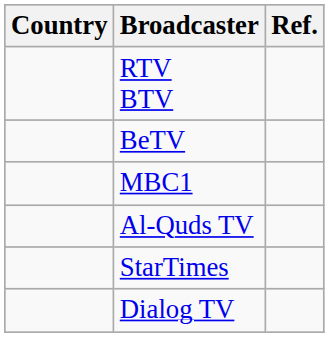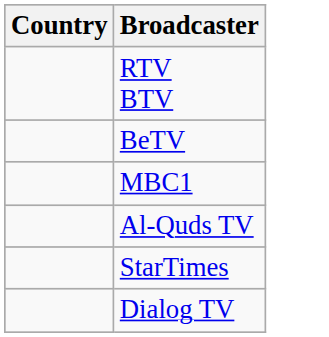- column: (295, 25)
